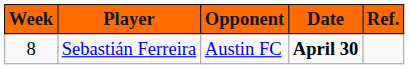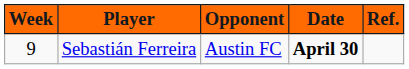(31, 48) 8 -> (31, 48) 9
